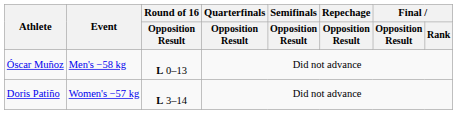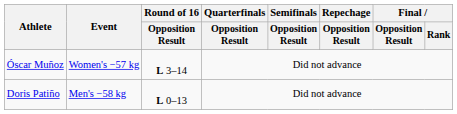(97, 65) Men's −58 kg -> (104, 65) Women's −57 kg
(172, 71) L 0–13 -> (172, 71) L 3–14
(104, 94) Women's −57 kg -> (97, 94) Men's −58 kg
(172, 101) L 3–14 -> (172, 101) L 0–13
